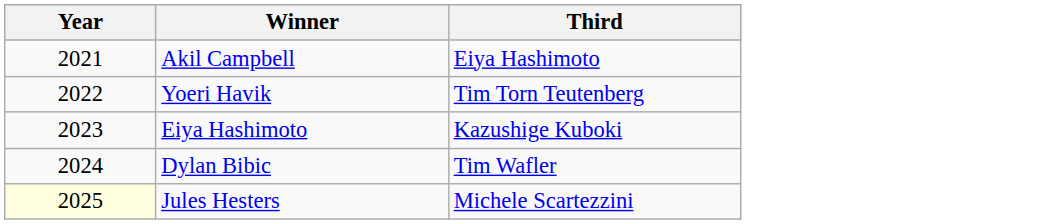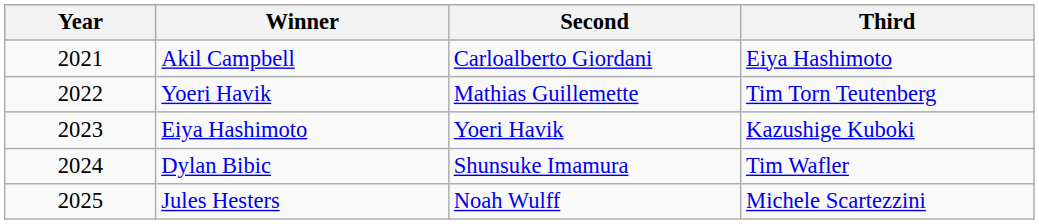+ column: (595, 22)
(80, 201) lightyellow background -> (80, 201) no background
